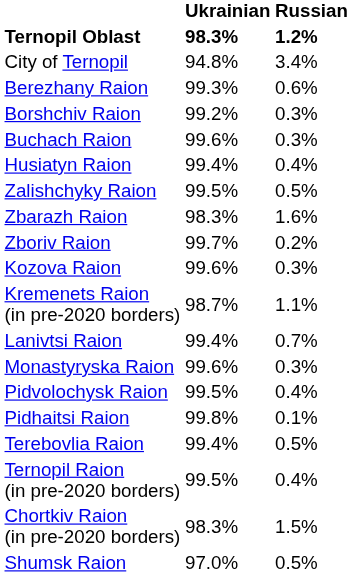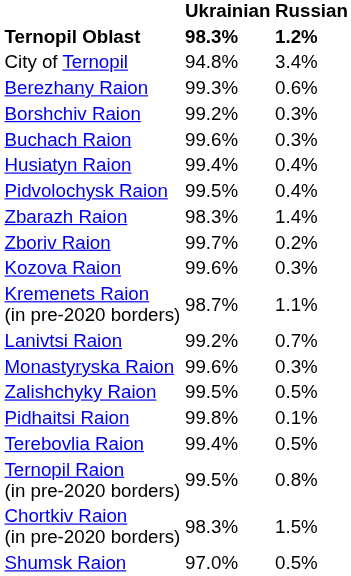rows swapped: (80, 191) <-> (86, 392)
(296, 216) 1.6% -> (296, 216) 1.4%
(212, 340) 99.4% -> (212, 340) 99.2%
(296, 480) 0.4% -> (296, 480) 0.8%
